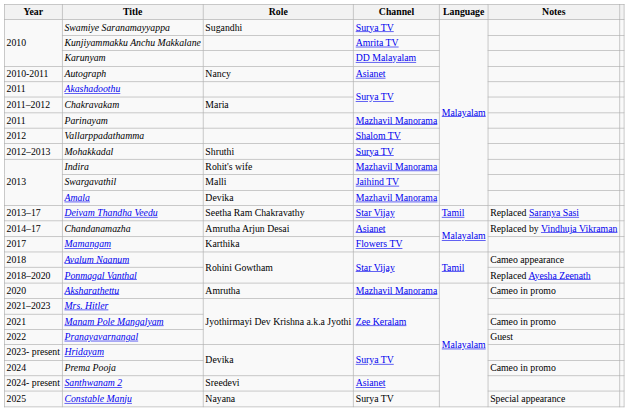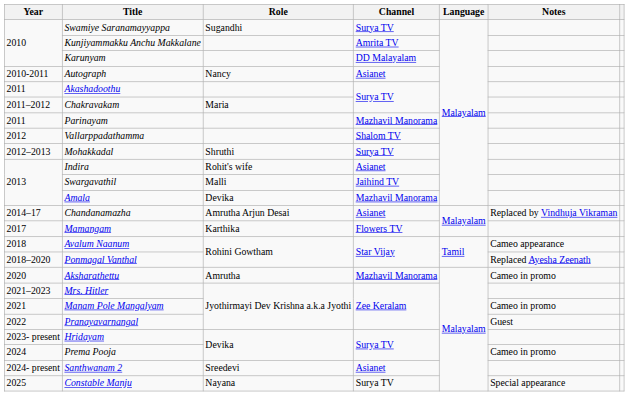(396, 167) Mazhavil Manorama -> (371, 167) Asianet
- row: (111, 213)
